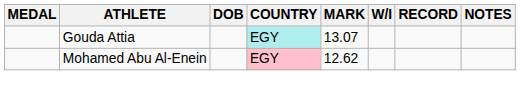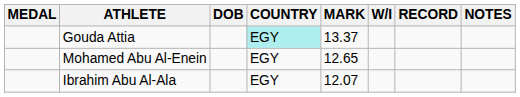(341, 37) 13.07 -> (341, 37) 13.37
(264, 59) pink background -> (264, 59) no background
(341, 59) 12.62 -> (341, 59) 12.65
+ row: (119, 80)
